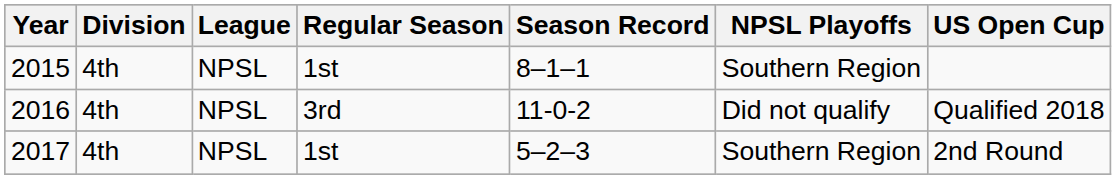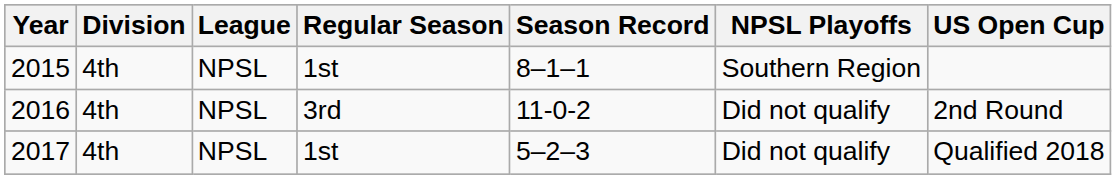(1019, 109) Qualified 2018 -> (998, 109) 2nd Round
(821, 151) Southern Region -> (806, 151) Did not qualify
(998, 151) 2nd Round -> (1019, 151) Qualified 2018
